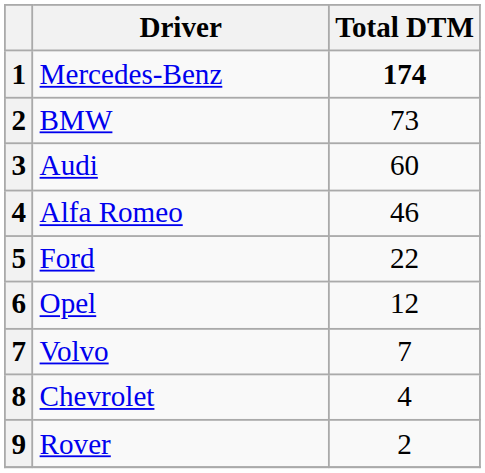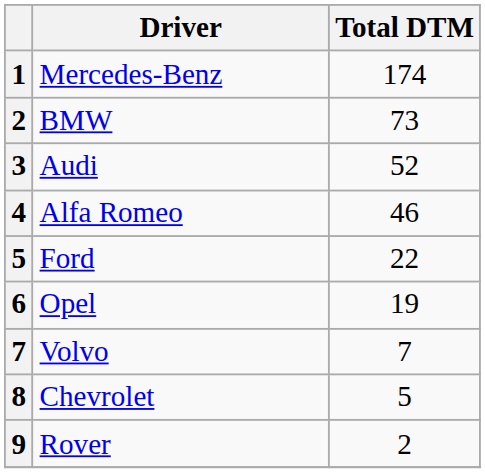(405, 73) bold -> (405, 73) normal
(405, 166) 60 -> (405, 166) 52
(405, 304) 12 -> (405, 304) 19
(405, 397) 4 -> (405, 397) 5
